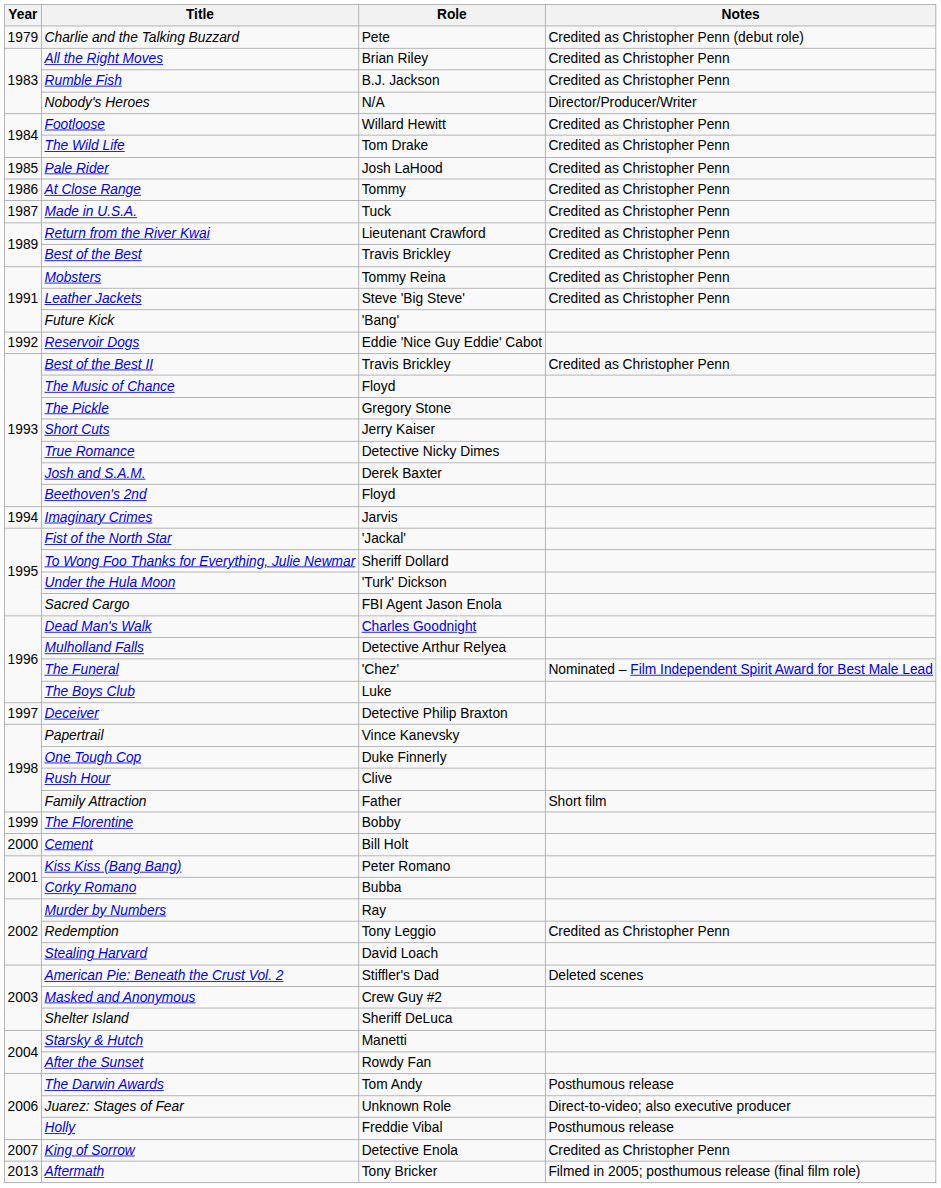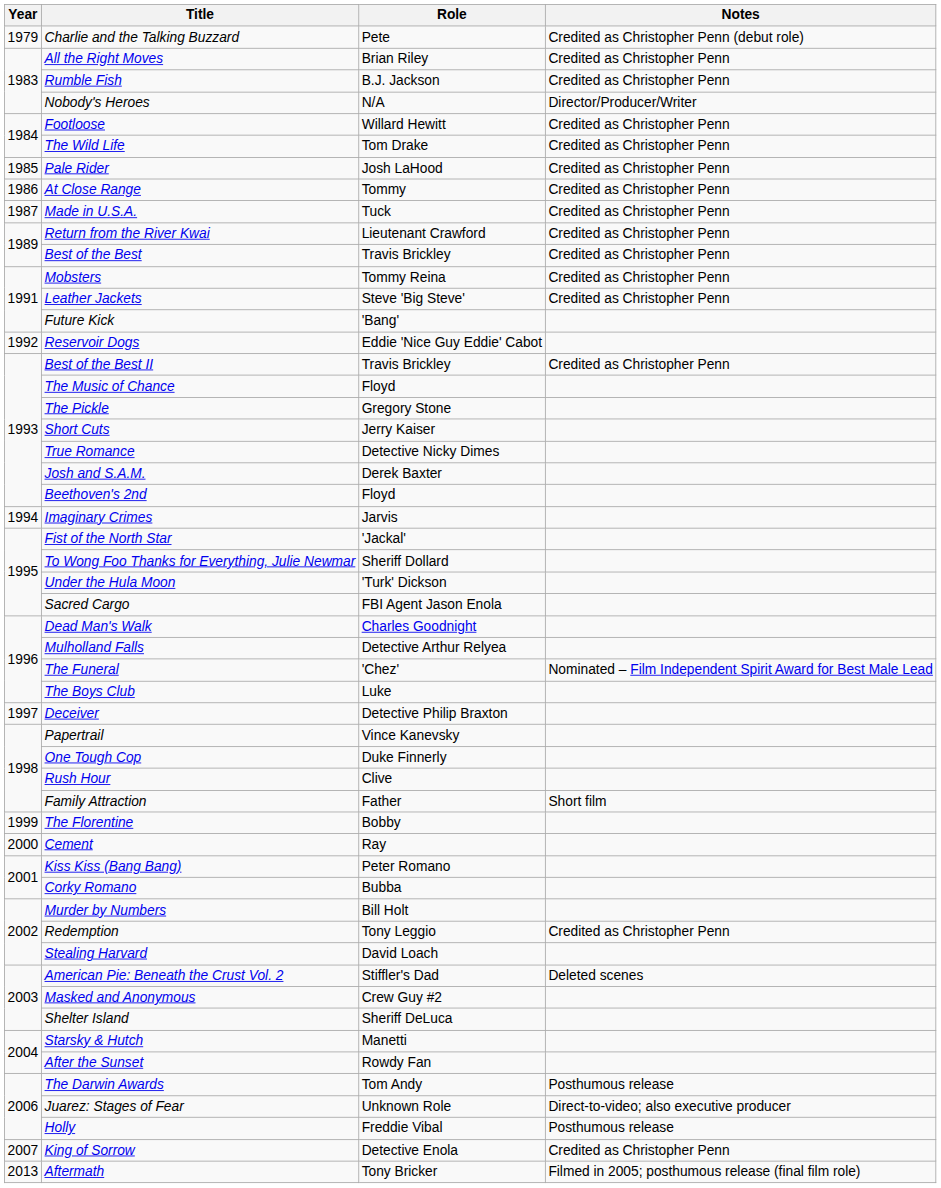(385, 844) Bill Holt -> (374, 844) Ray
(374, 910) Ray -> (385, 910) Bill Holt
